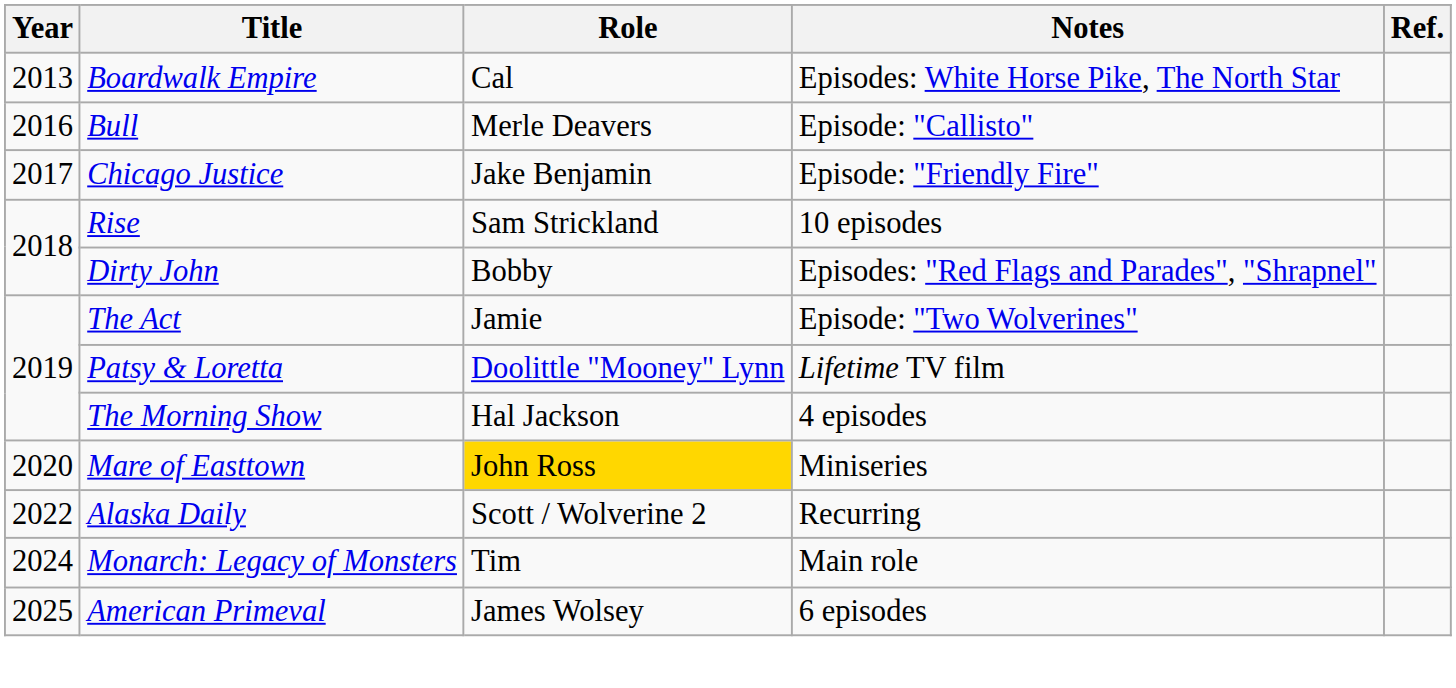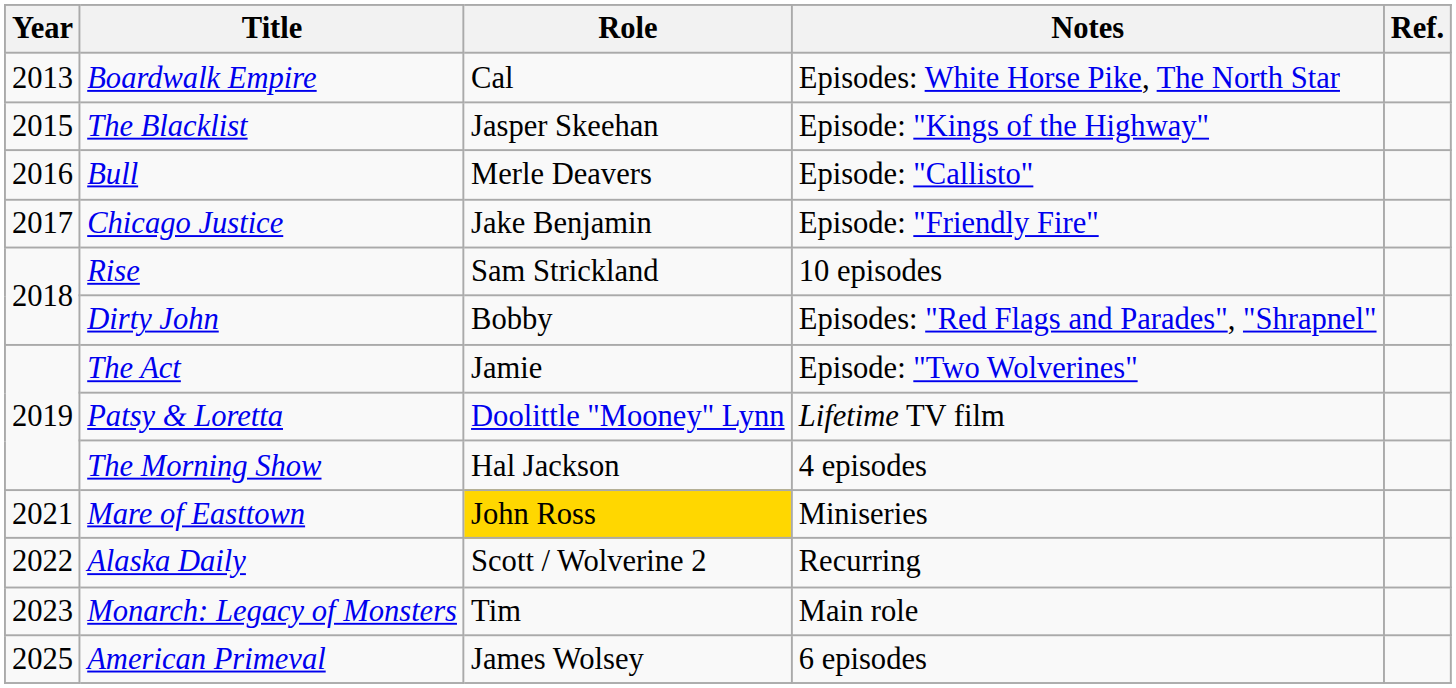+ row: (167, 125)
(43, 464) 2020 -> (43, 513) 2021
(43, 561) 2024 -> (43, 610) 2023
